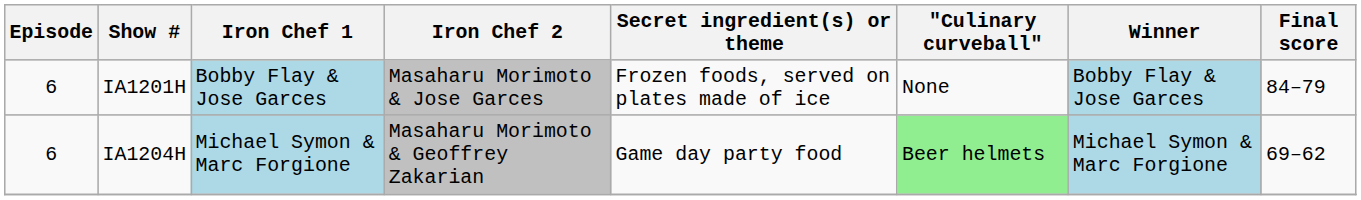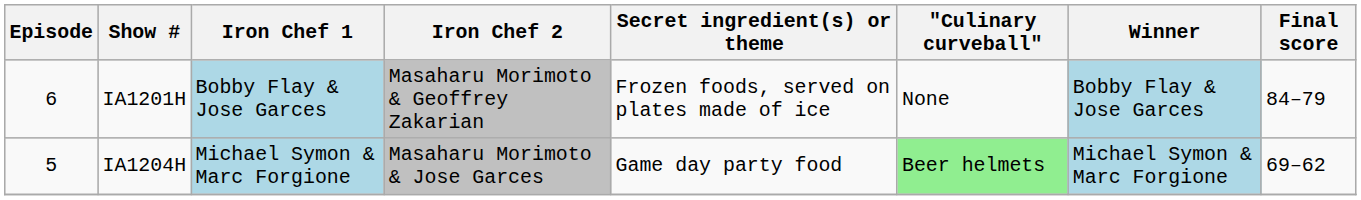(490, 88) Masaharu Morimoto & Jose Garces -> (490, 99) Masaharu Morimoto & Geoffrey Zakarian
(51, 155) 6 -> (51, 166) 5
(490, 155) Masaharu Morimoto & Geoffrey Zakarian -> (490, 166) Masaharu Morimoto & Jose Garces
